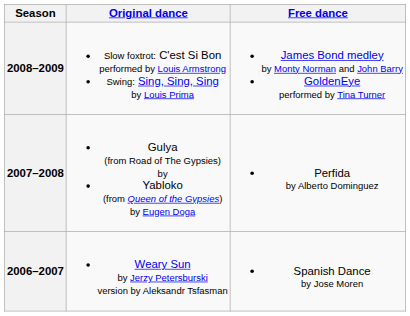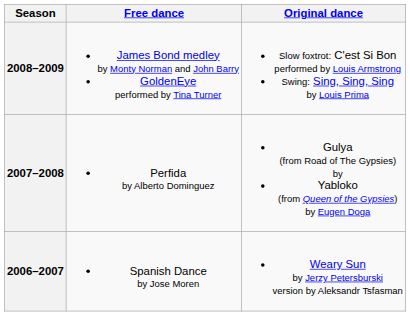columns swapped: (148, 13) <-> (318, 13)
